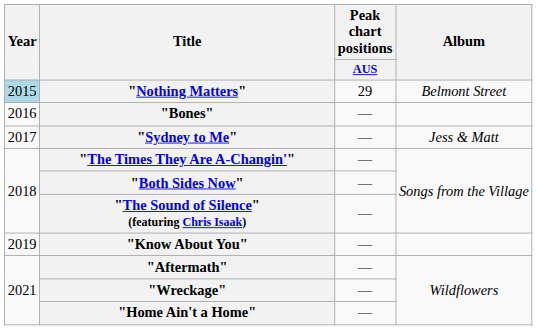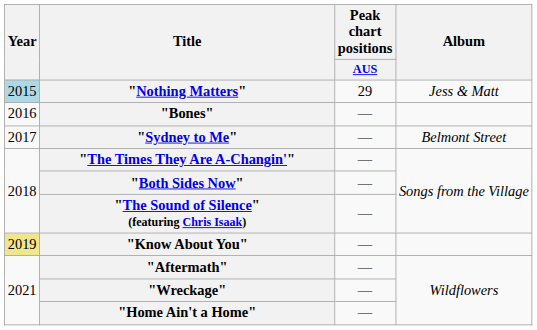(464, 91) Belmont Street -> (464, 91) Jess & Matt
(464, 137) Jess & Matt -> (464, 137) Belmont Street
(22, 244) no background -> (22, 244) khaki background
